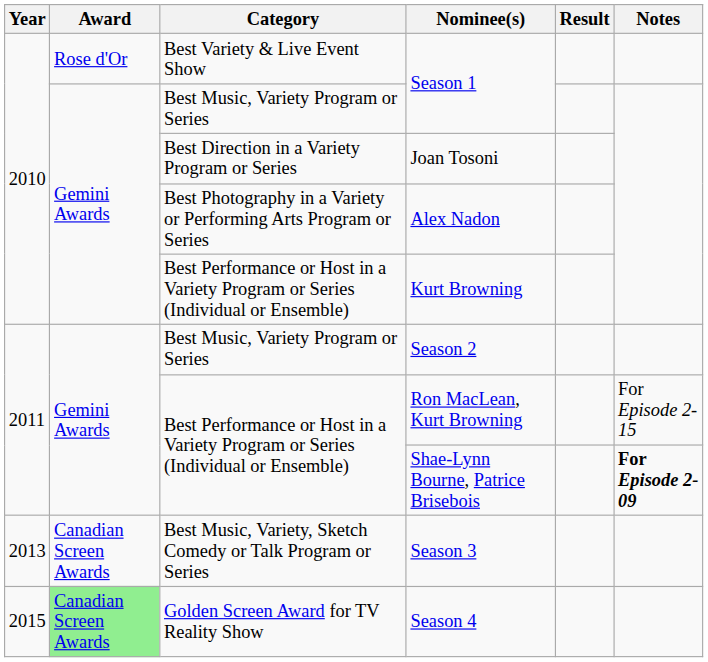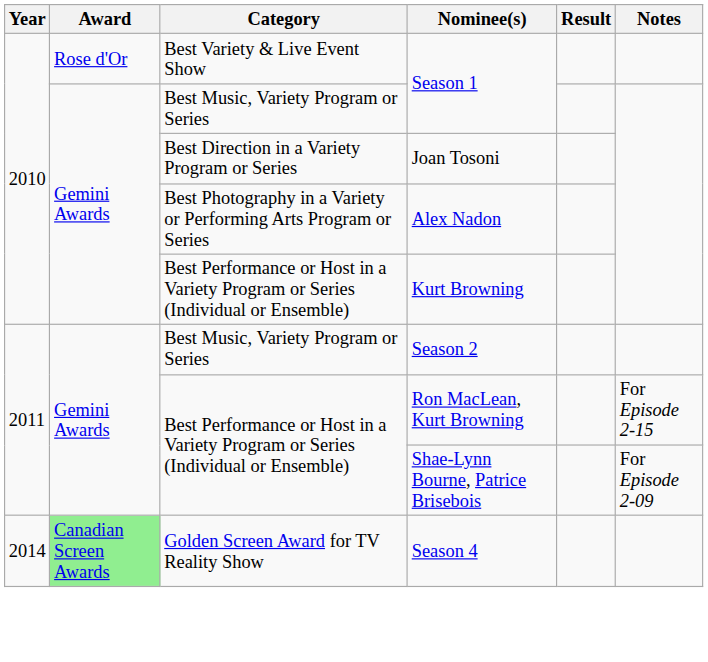(658, 480) bold -> (649, 480) normal
- row: (267, 550)
(27, 621) 2015 -> (27, 550) 2014
